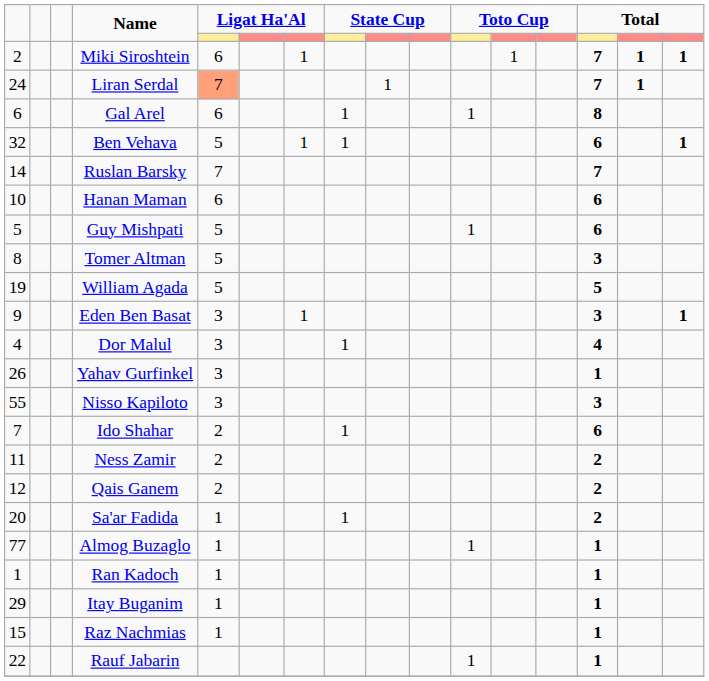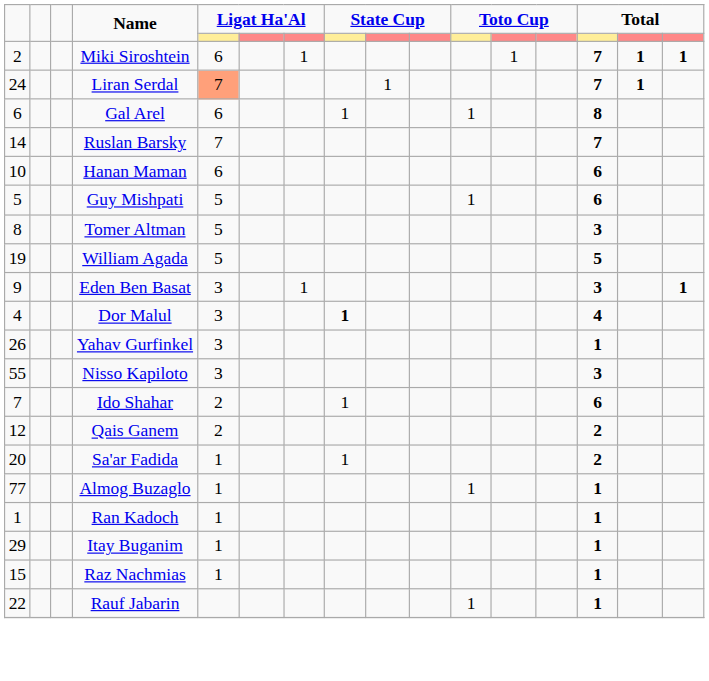- row: (135, 142)
(345, 344) normal -> (345, 315) bold
- row: (135, 459)
